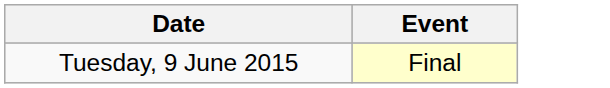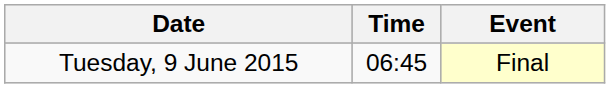+ column: (397, 23)
